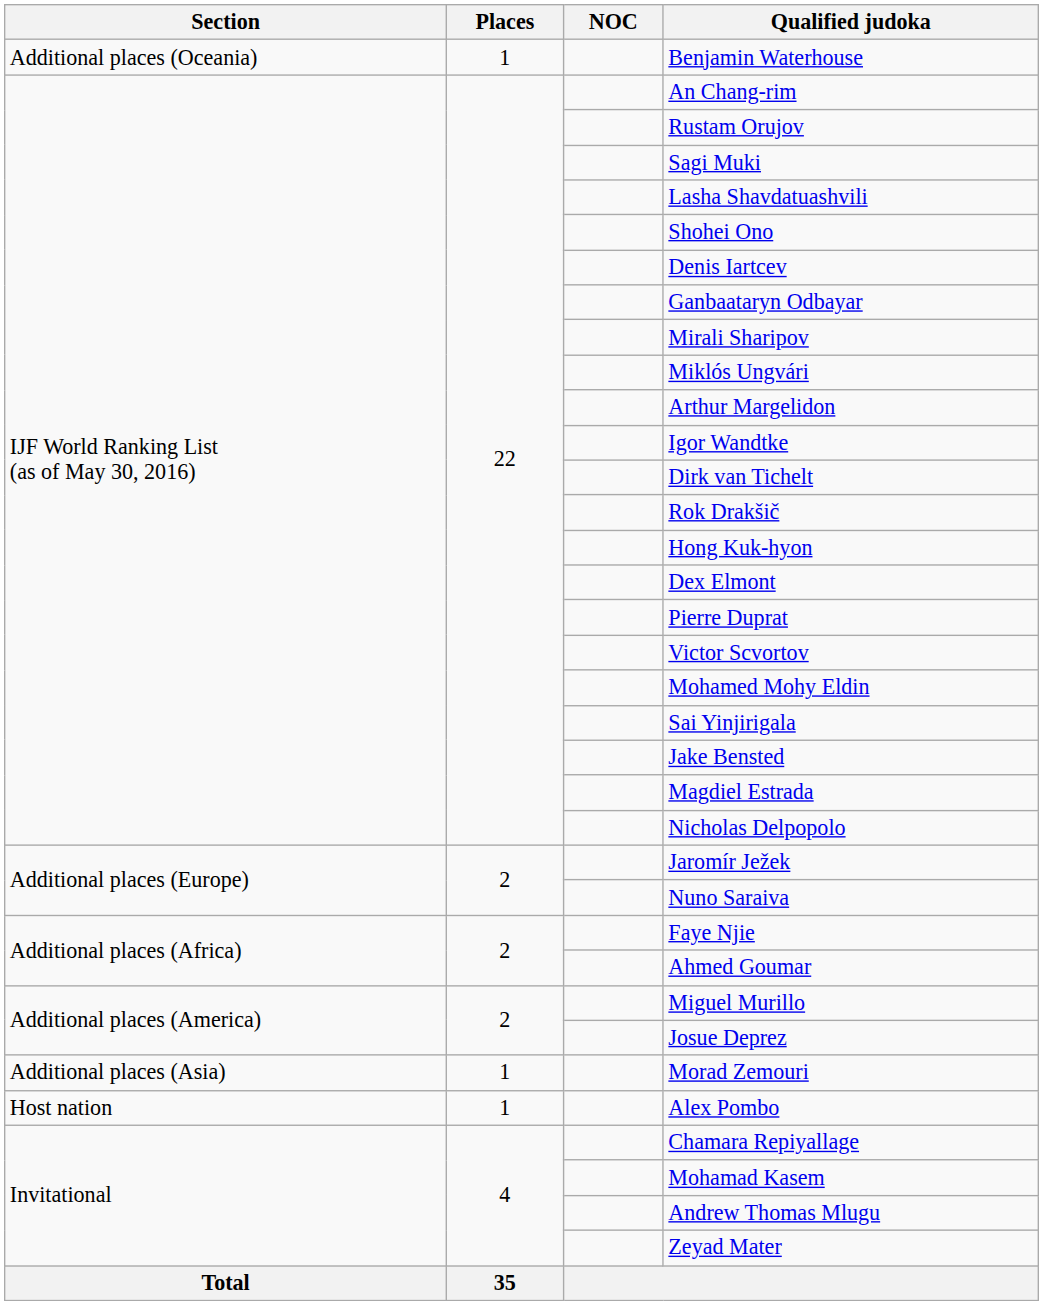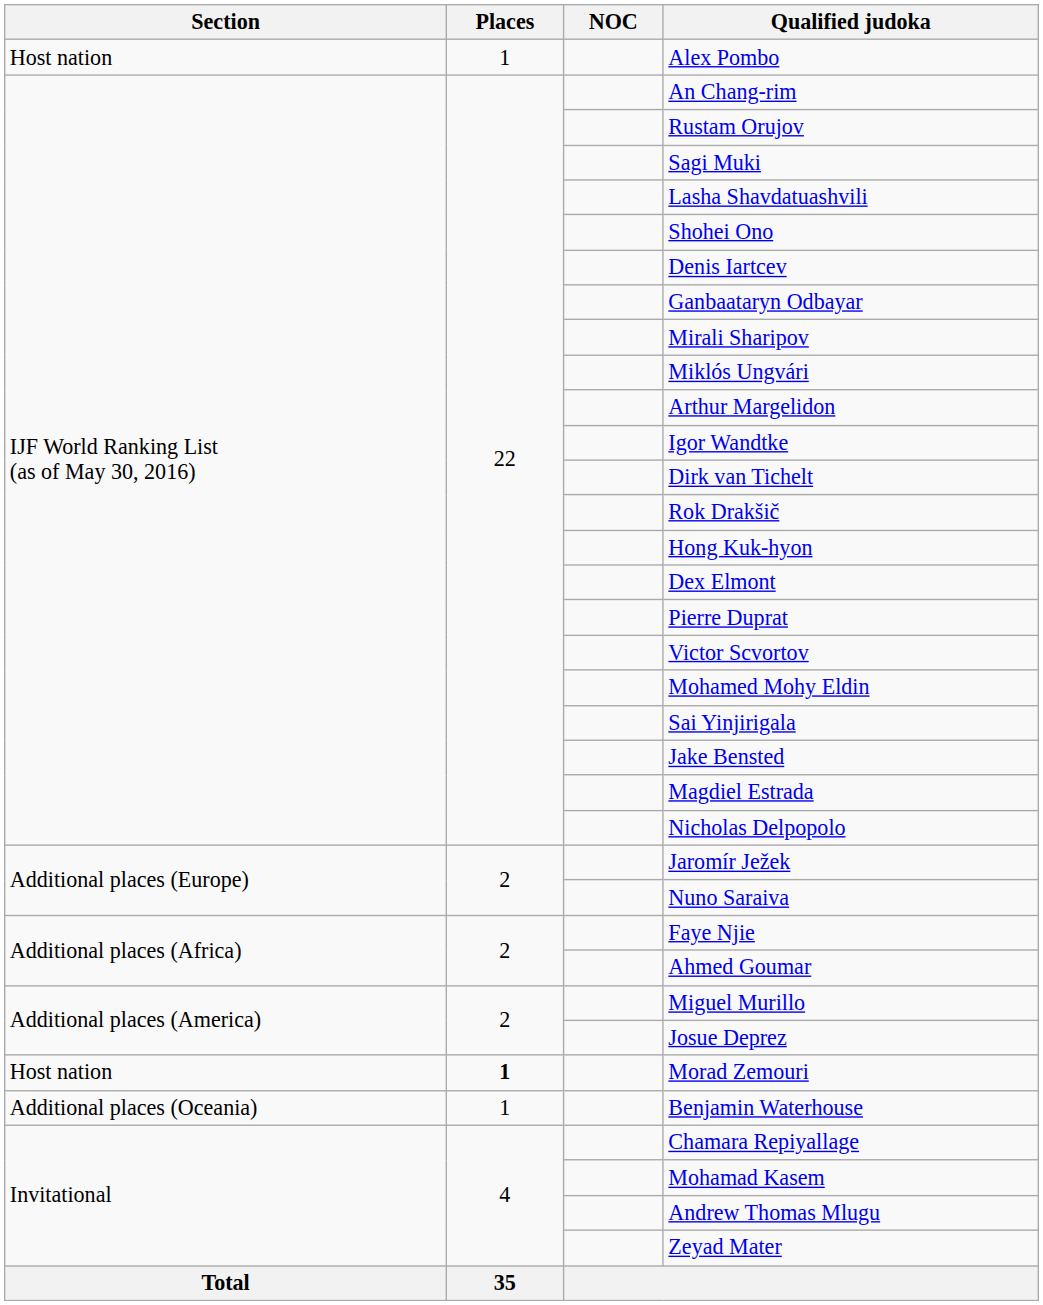rows swapped: (724, 1107) <-> (766, 57)
(118, 1072) Additional places (Asia) -> (61, 1072) Host nation
(505, 1072) normal -> (505, 1072) bold
